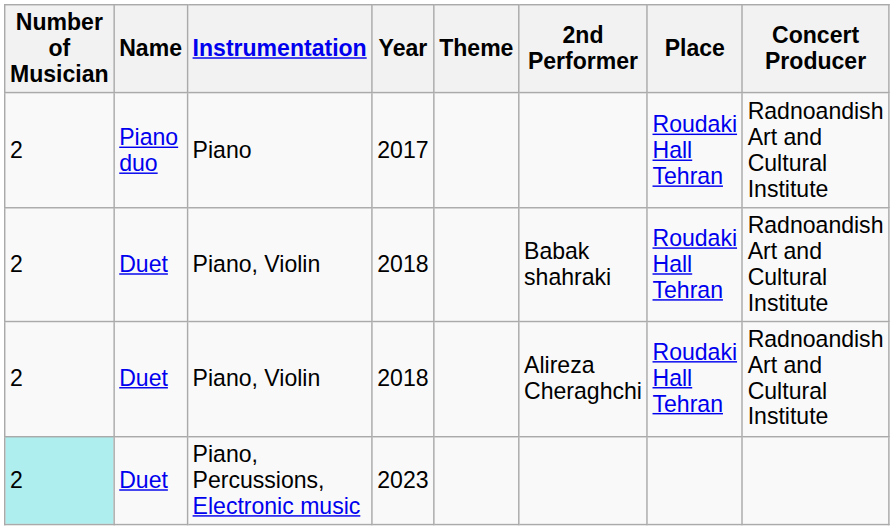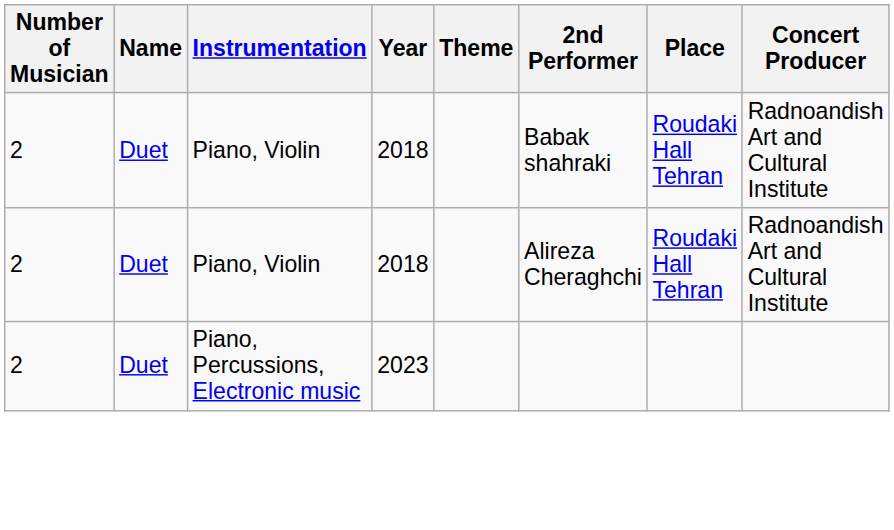- row: (222, 150)
(16, 479) paleturquoise background -> (16, 365) no background
